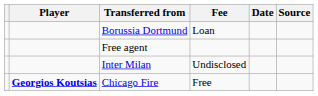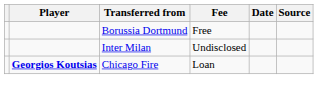(204, 30) Loan -> (202, 30) Free
- row: (125, 47)
(202, 82) Free -> (204, 64) Loan
